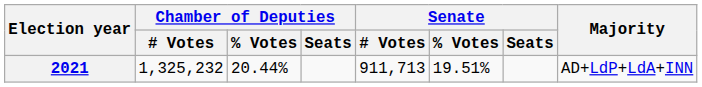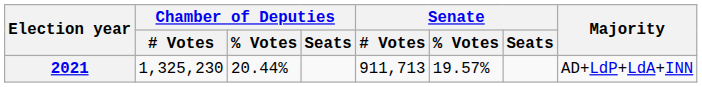(181, 69) 1,325,232 -> (181, 69) 1,325,230
(461, 69) 19.51% -> (461, 69) 19.57%
